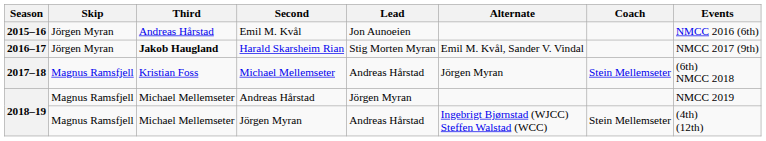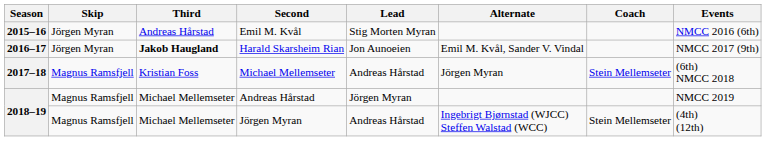(380, 31) Jon Aunoeien -> (392, 31) Stig Morten Myran
(392, 48) Stig Morten Myran -> (380, 48) Jon Aunoeien
